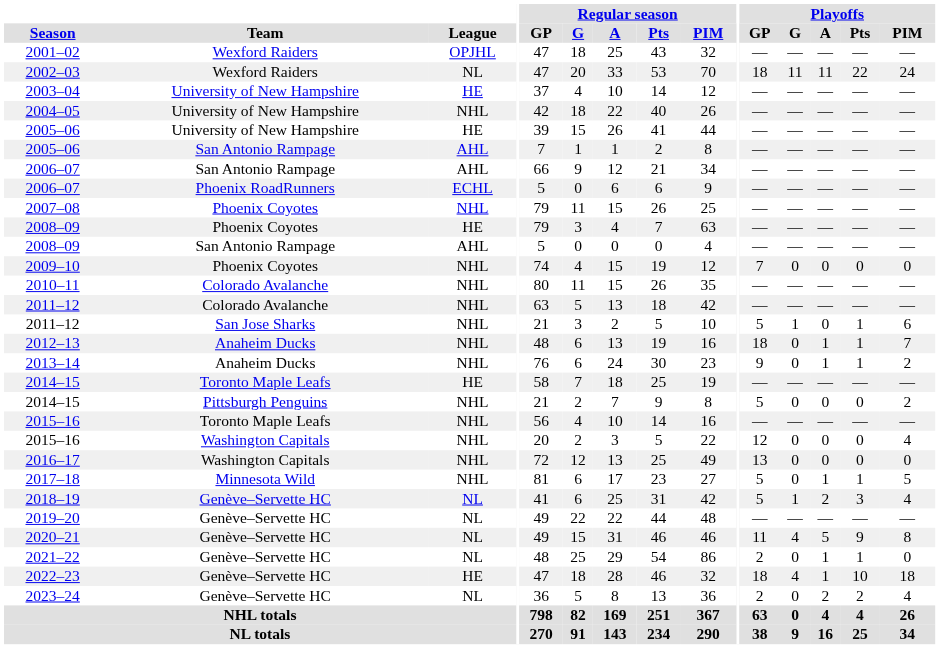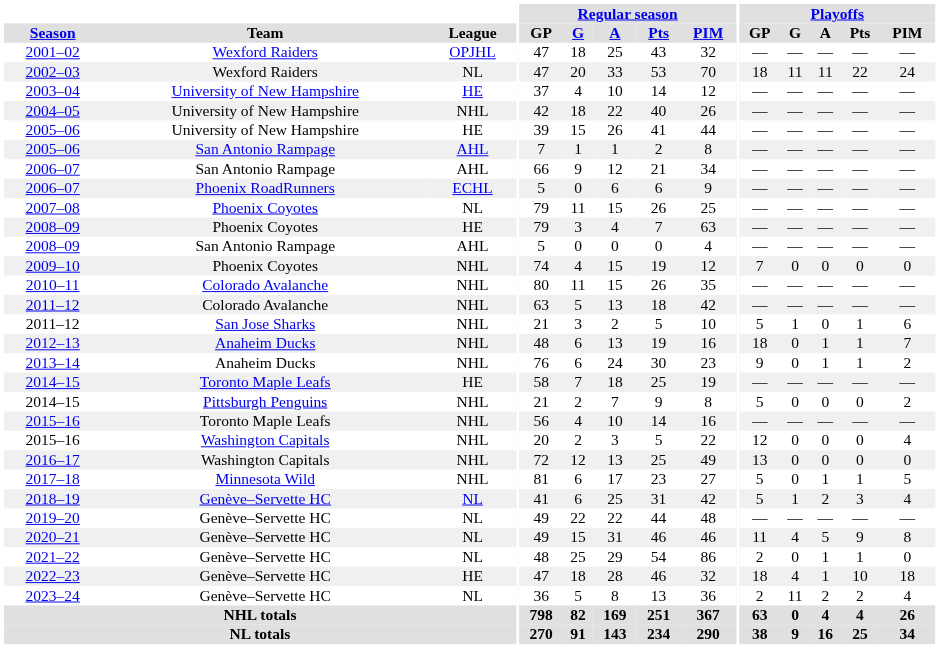(473, 207) NHL -> (473, 207) NL
(795, 595) 0 -> (795, 595) 11
